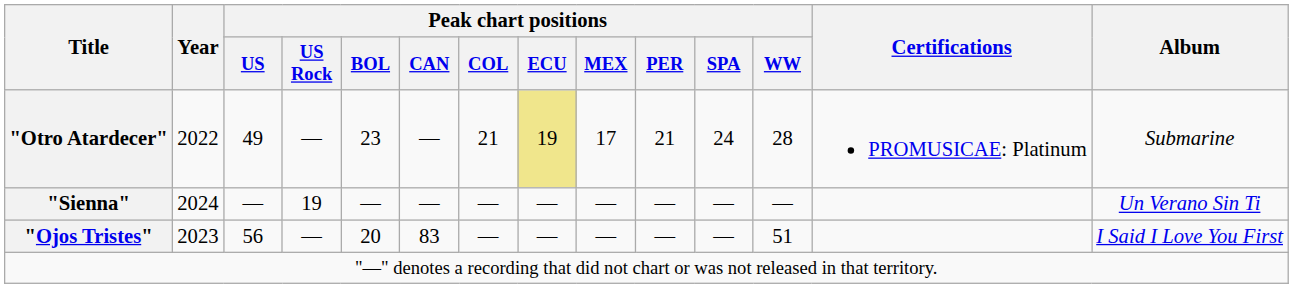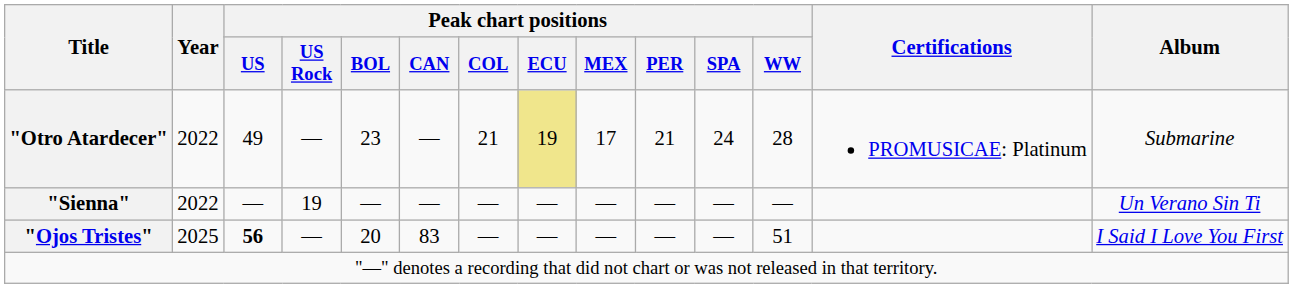(198, 203) 2024 -> (198, 203) 2022
(198, 236) 2023 -> (198, 236) 2025
(253, 236) normal -> (253, 236) bold
